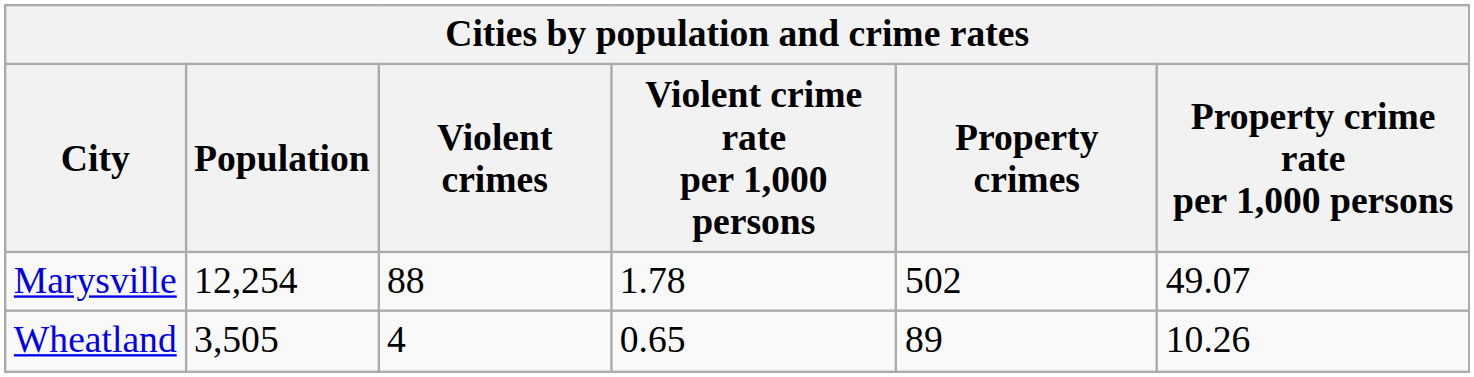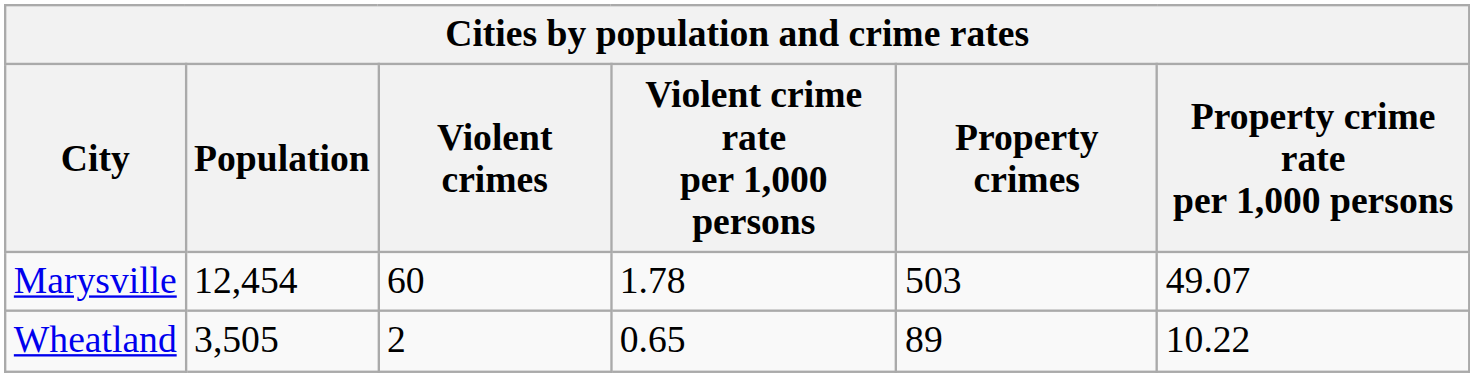(246, 280) 12,254 -> (246, 280) 12,454
(406, 280) 88 -> (406, 280) 60
(933, 280) 502 -> (933, 280) 503
(396, 340) 4 -> (396, 340) 2
(1208, 340) 10.26 -> (1208, 340) 10.22
